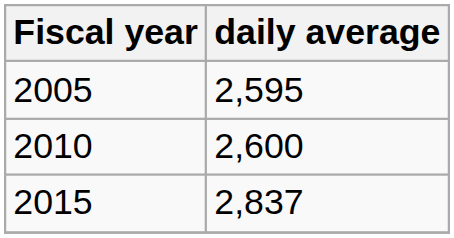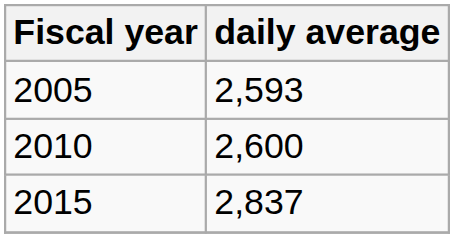(259, 89) 2,595 -> (259, 89) 2,593
